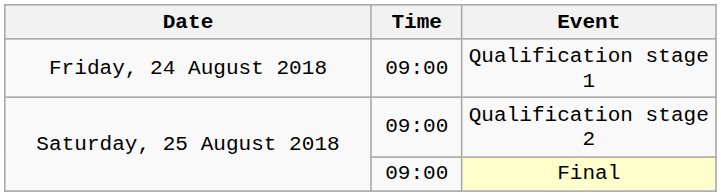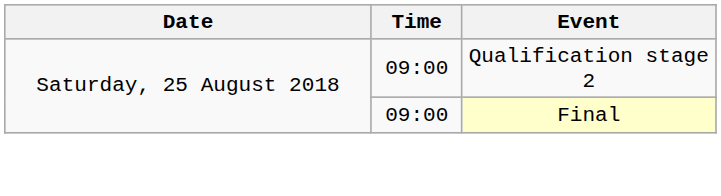- row: (589, 68)
